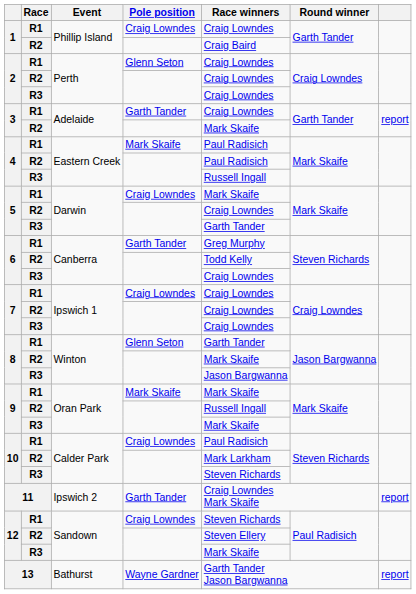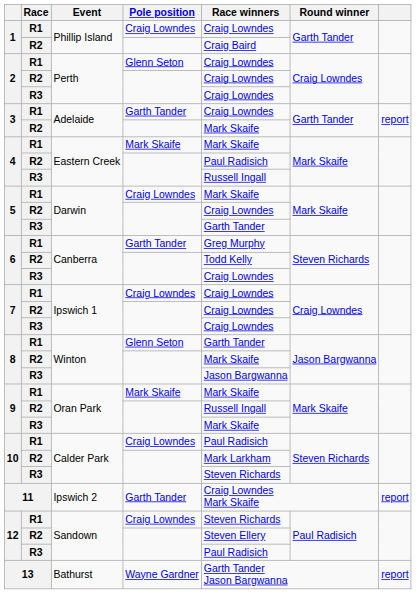(236, 144) Paul Radisich -> (231, 144) Mark Skaife
(231, 552) Mark Skaife -> (236, 552) Paul Radisich
